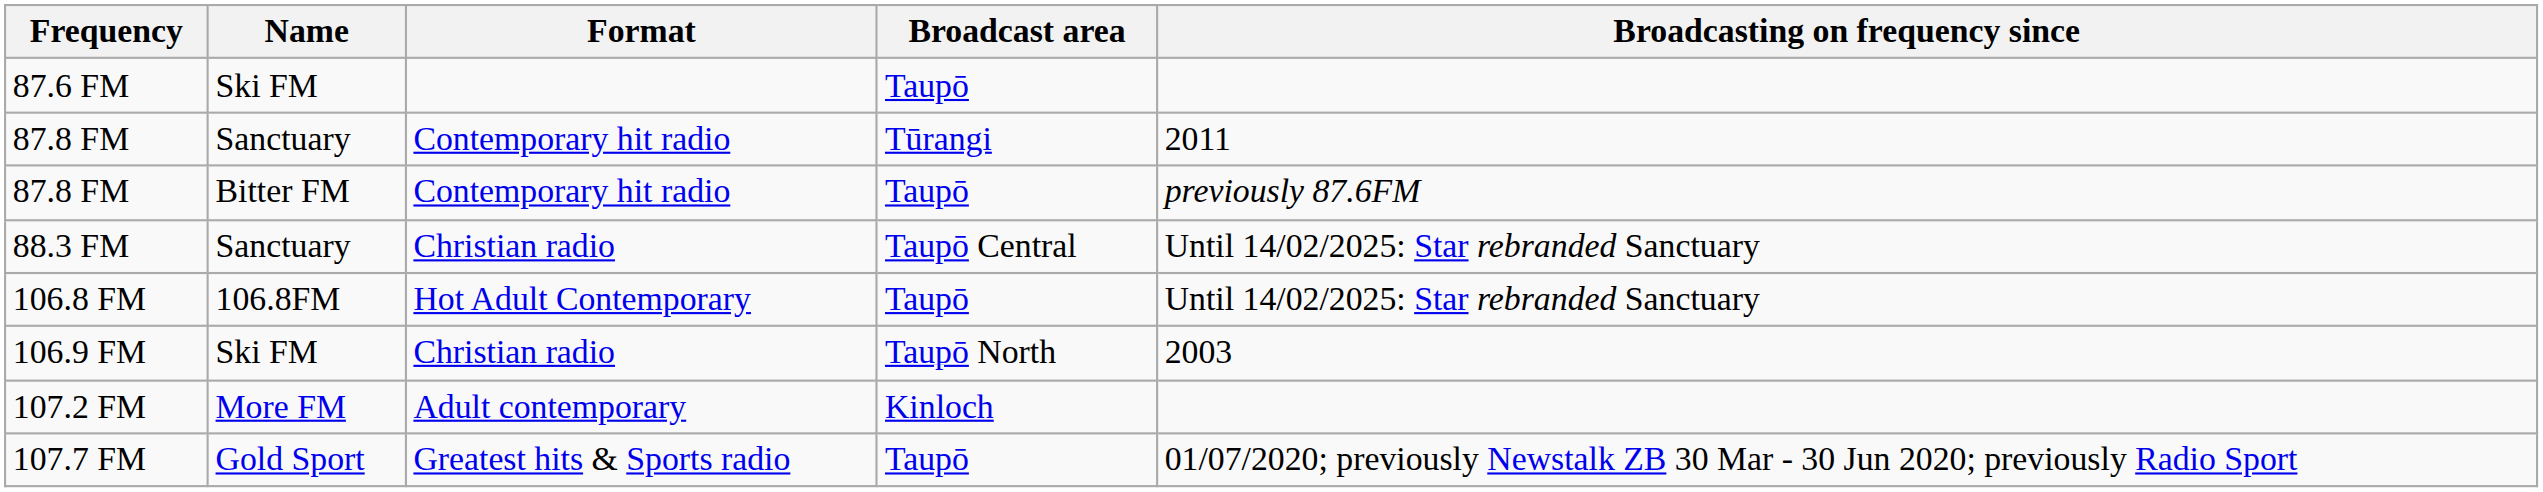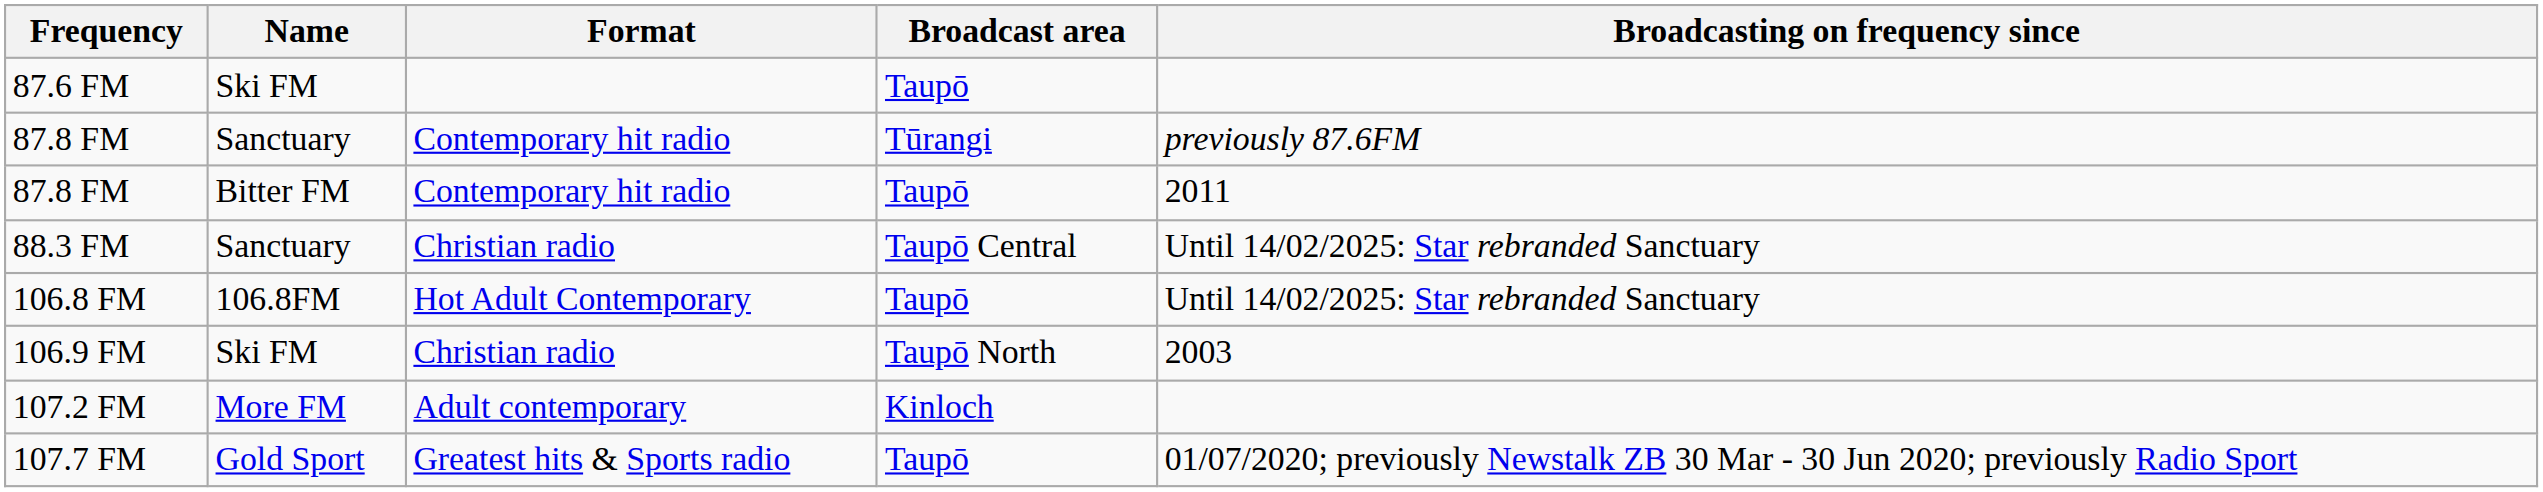(1198, 138) 2011 -> (1292, 138) previously 87.6FM
(1292, 191) previously 87.6FM -> (1198, 191) 2011
